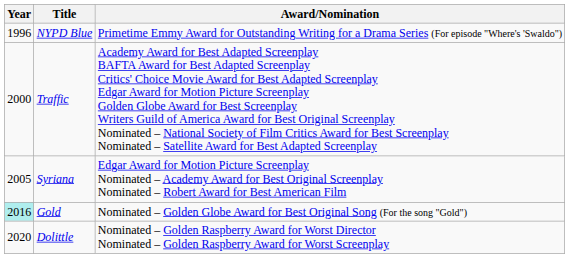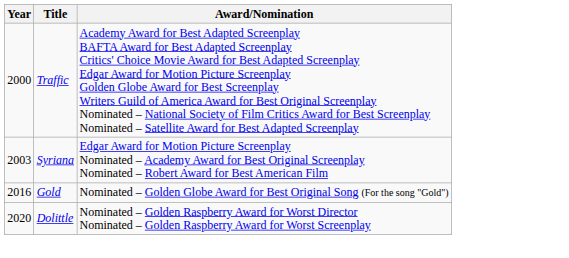- row: (65, 33)
(19, 179) 2005 -> (19, 160) 2003
(19, 211) paleturquoise background -> (19, 192) no background
